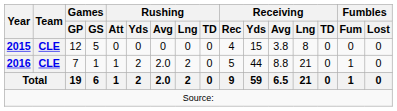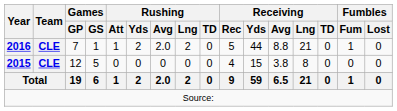rows swapped: (19, 47) <-> (19, 64)
